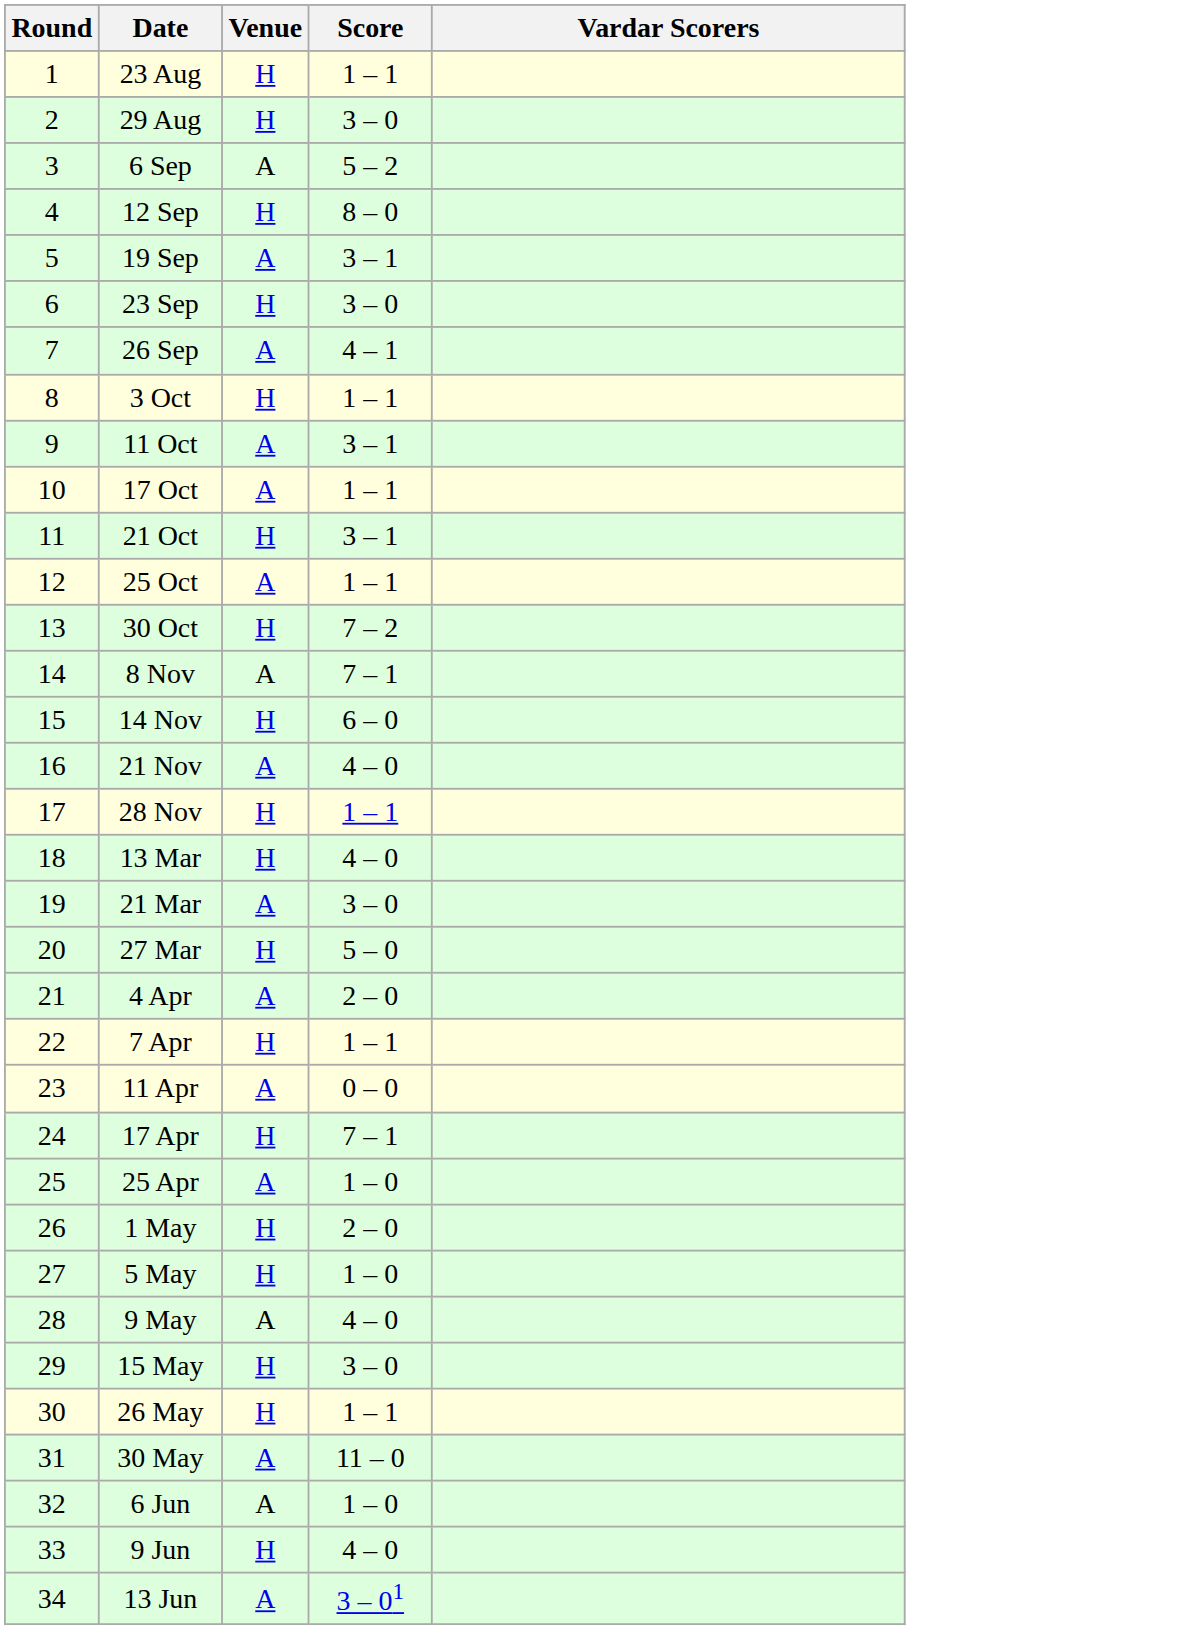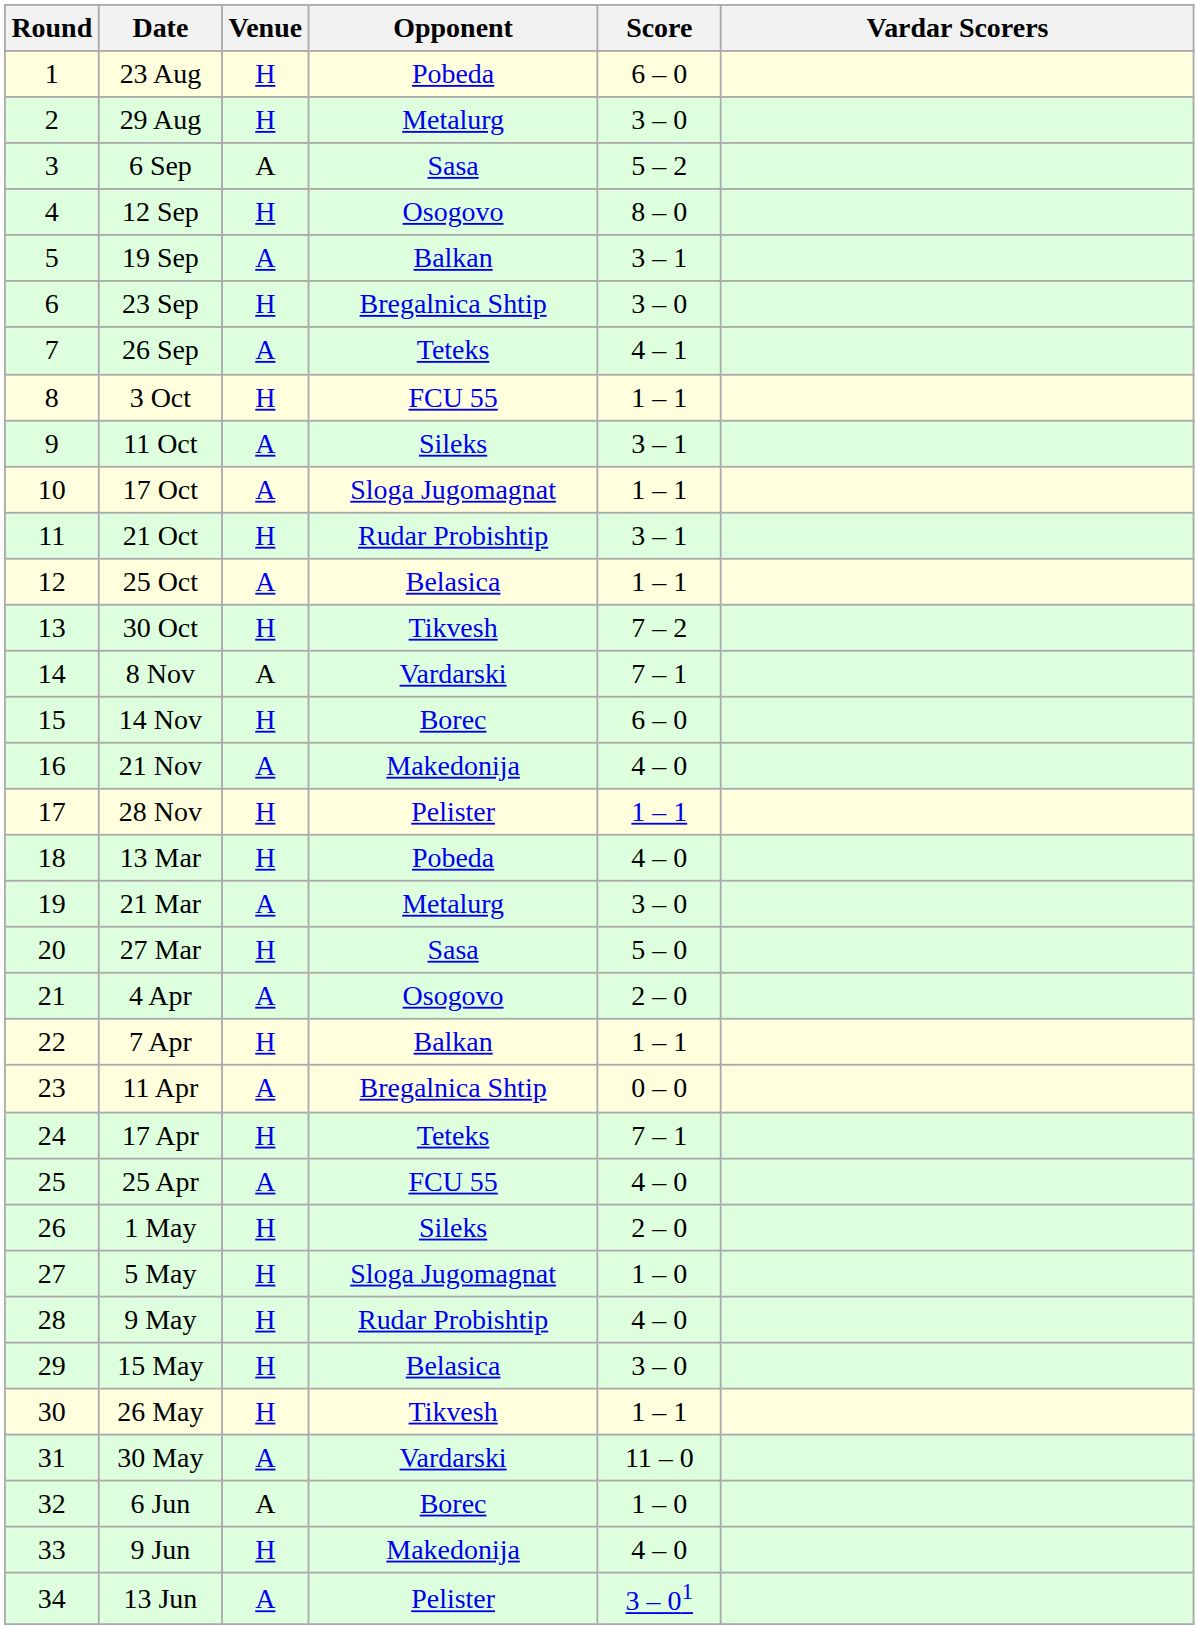+ column: (453, 27)
(370, 73) 1 – 1 -> (659, 73) 6 – 0
(370, 1180) 1 – 0 -> (659, 1180) 4 – 0
(265, 1318) A -> (265, 1318) H
